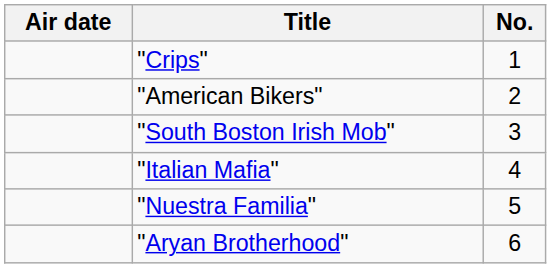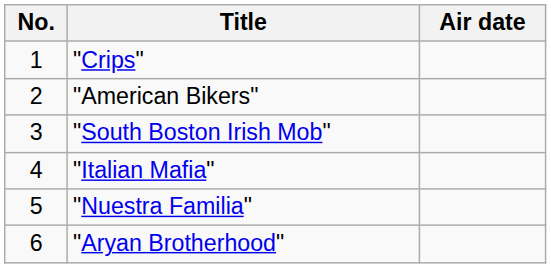columns swapped: (515, 22) <-> (68, 22)
